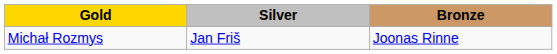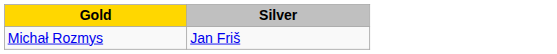- column: (461, 15)
